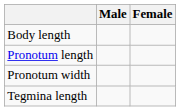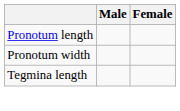- row: (39, 34)
